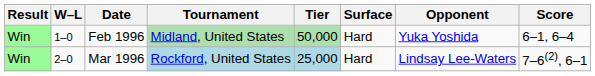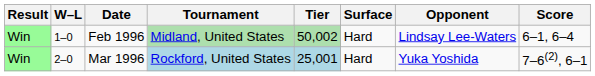(317, 36) 50,000 -> (317, 36) 50,002
(438, 36) Yuka Yoshida -> (457, 36) Lindsay Lee-Waters
(317, 58) 25,000 -> (317, 58) 25,001
(457, 58) Lindsay Lee-Waters -> (438, 58) Yuka Yoshida
